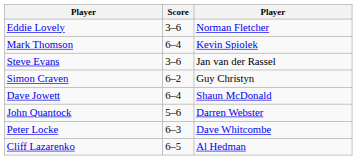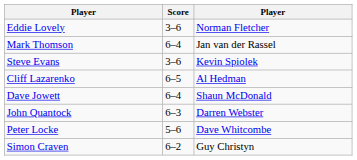(227, 44) Kevin Spiolek -> (236, 44) Jan van der Rassel
(236, 61) Jan van der Rassel -> (227, 61) Kevin Spiolek
rows swapped: (38, 78) <-> (41, 146)
(173, 112) 5–6 -> (173, 112) 6–3
(173, 129) 6–3 -> (173, 129) 5–6
